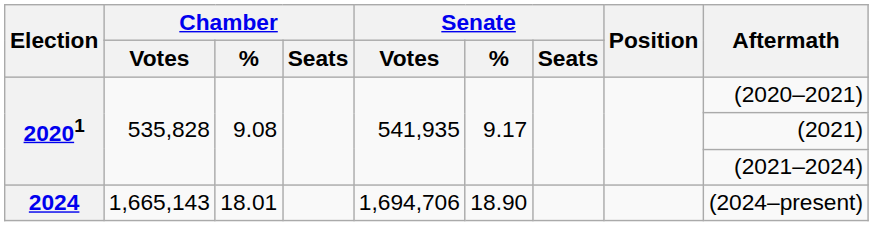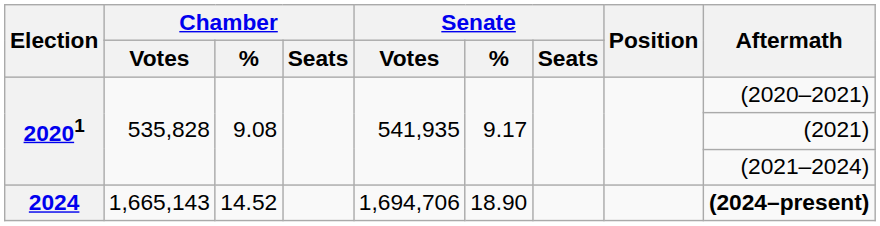(249, 202) 18.01 -> (249, 202) 14.52
(786, 202) normal -> (789, 202) bold
